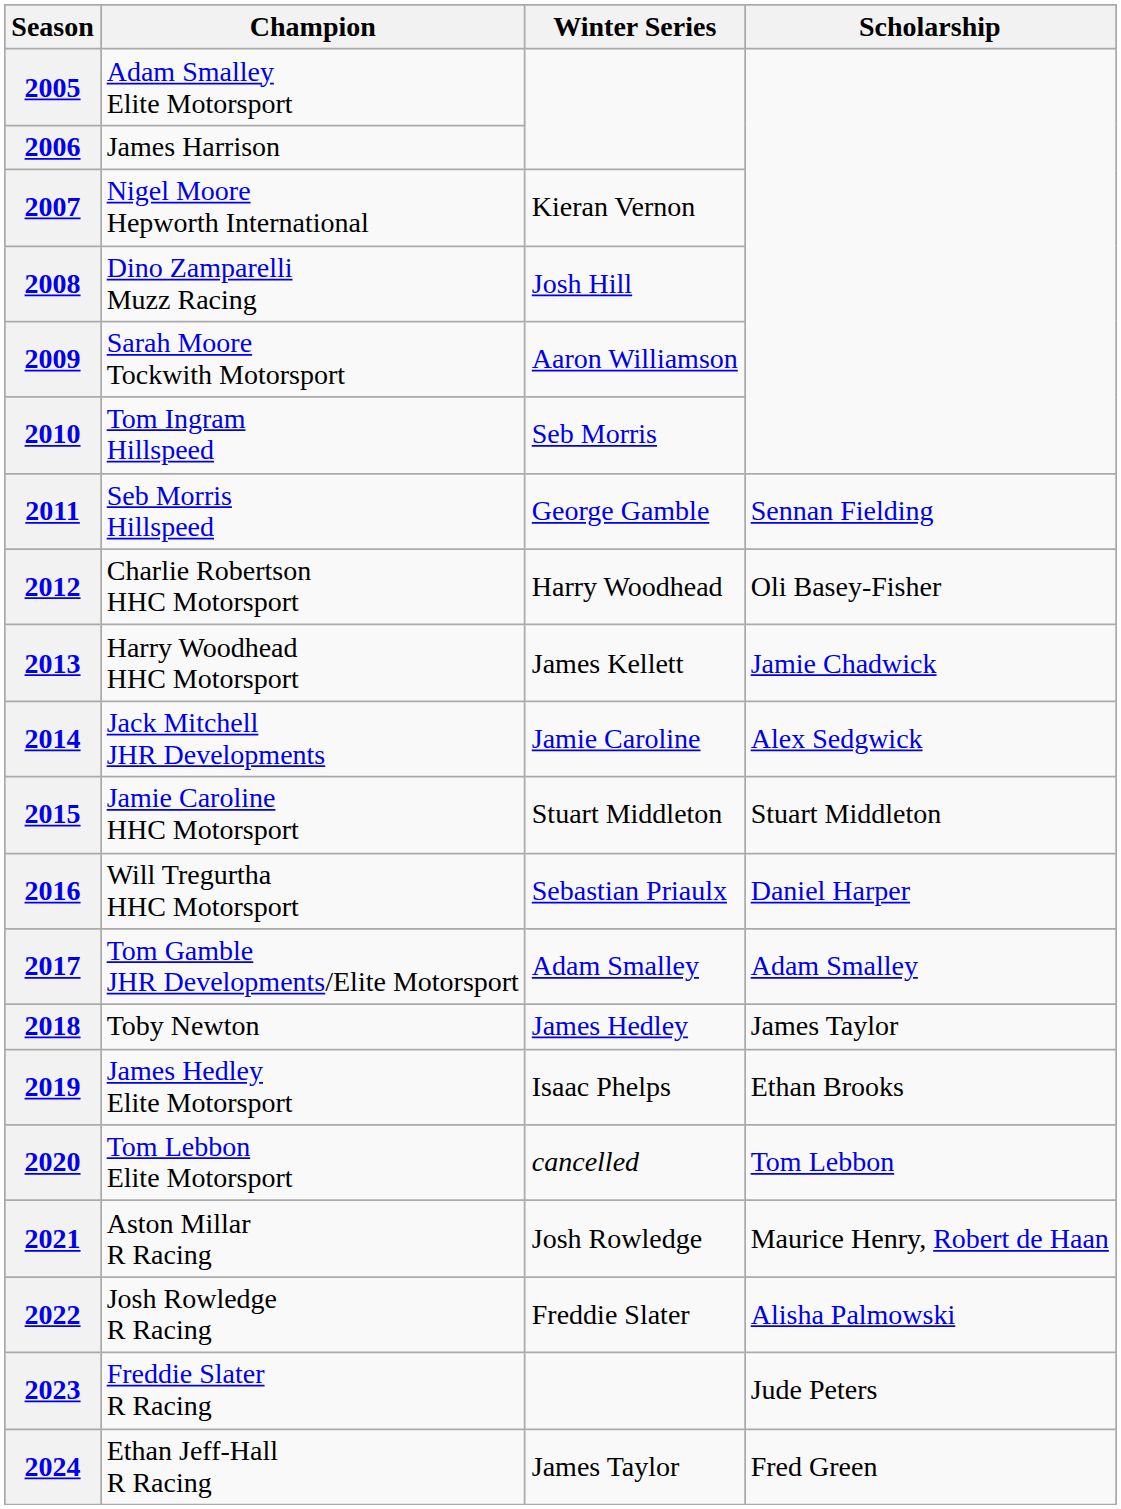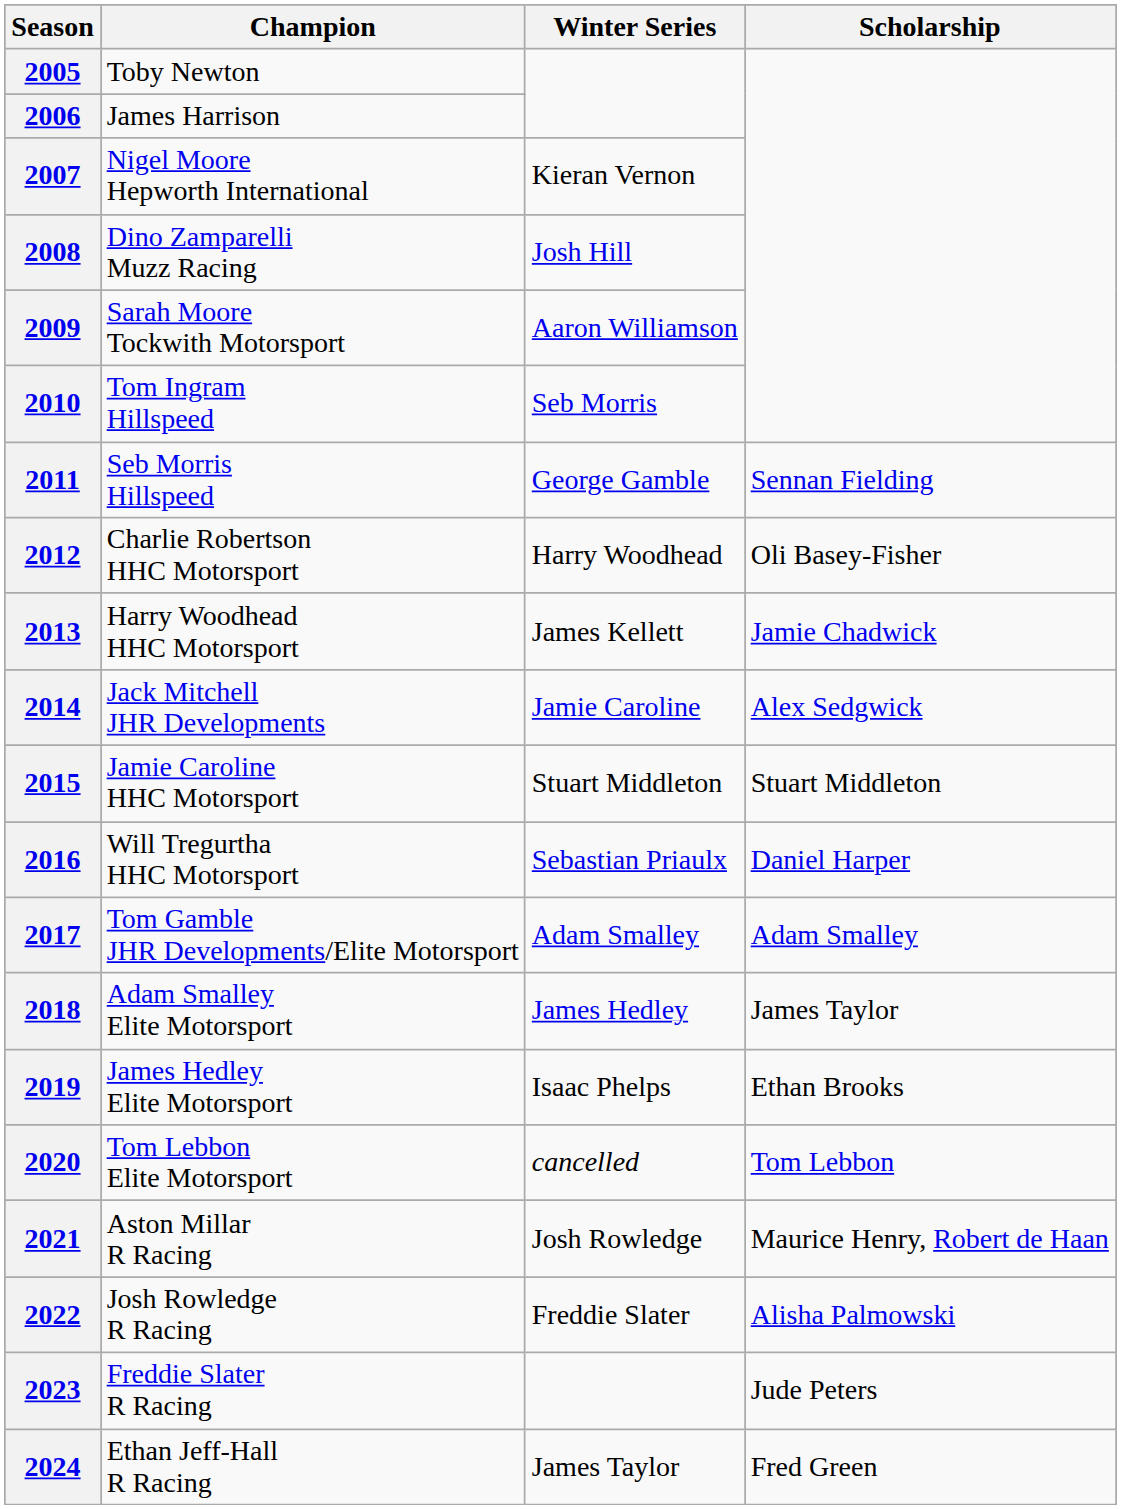(200, 86) Adam Smalley Elite Motorsport -> (183, 71) Toby Newton
(183, 1026) Toby Newton -> (200, 1010) Adam Smalley Elite Motorsport
